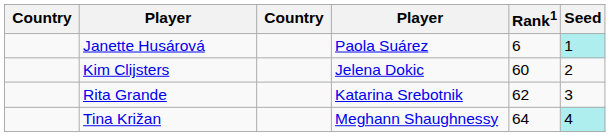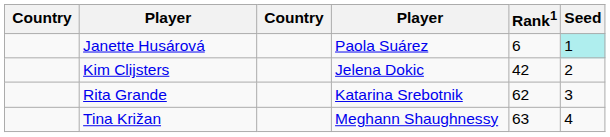(521, 70) 60 -> (521, 70) 42
(521, 119) 64 -> (521, 119) 63
(569, 119) paleturquoise background -> (569, 119) no background
